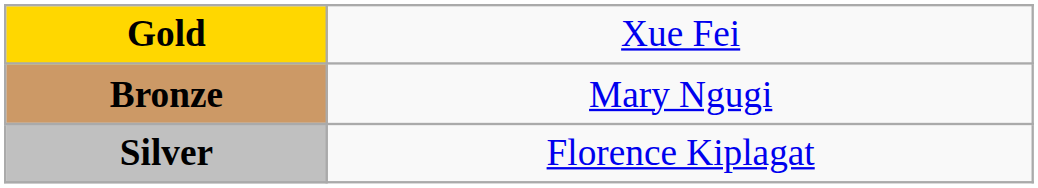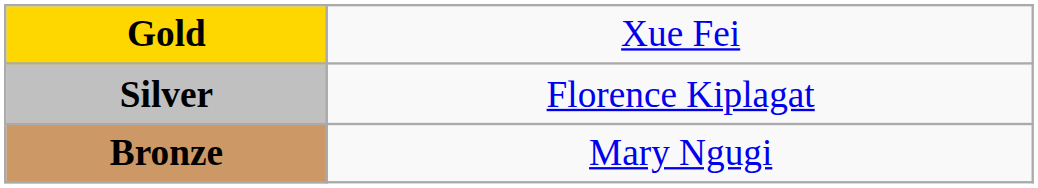rows swapped: (166, 152) <-> (166, 93)
